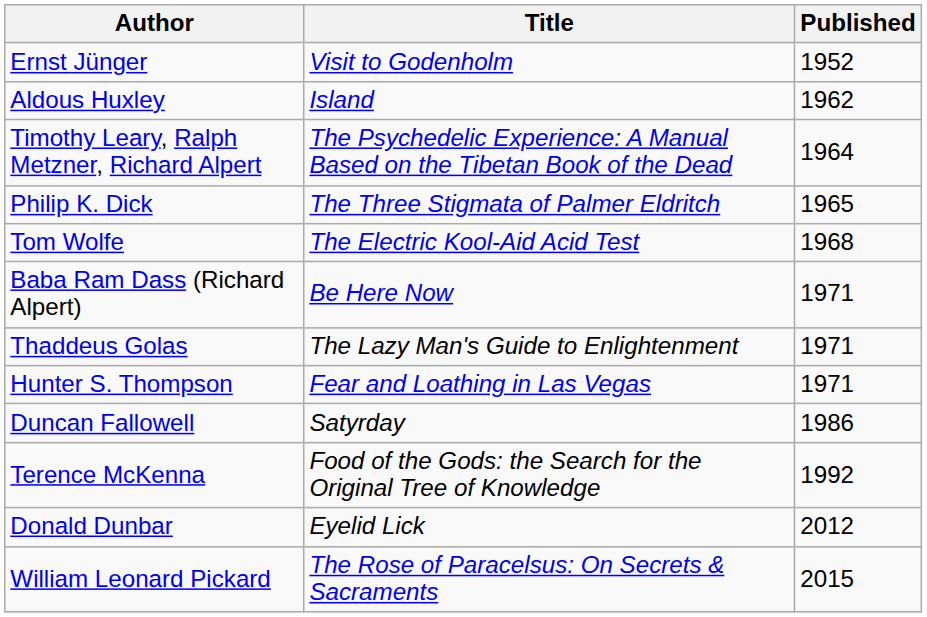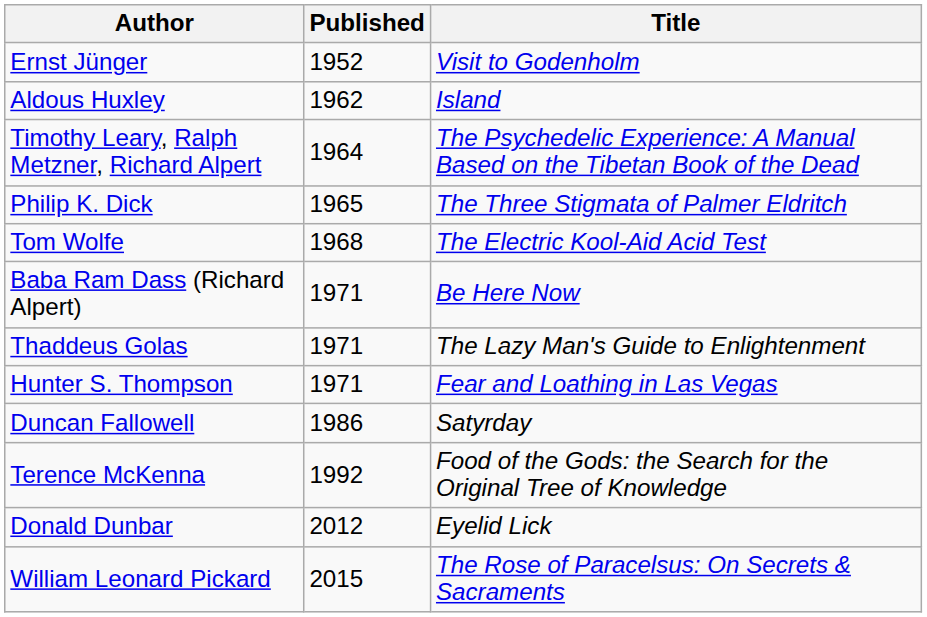columns swapped: (549, 23) <-> (858, 23)
